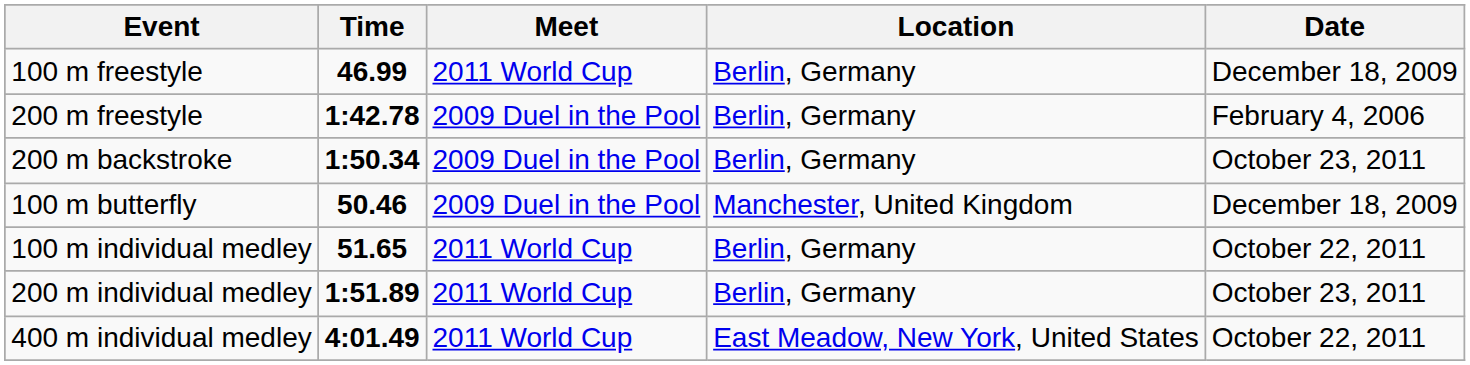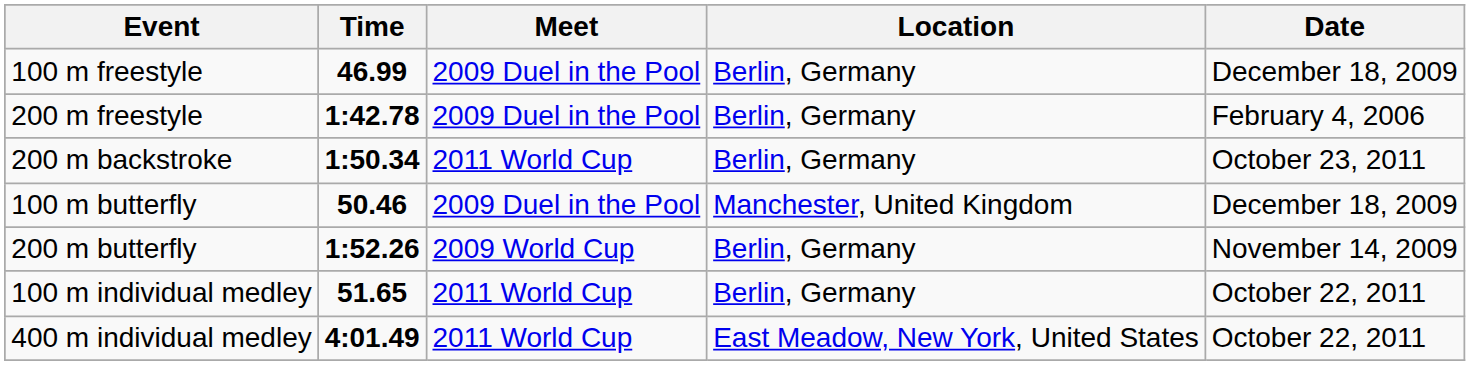(532, 71) 2011 World Cup -> (566, 71) 2009 Duel in the Pool
(566, 159) 2009 Duel in the Pool -> (532, 159) 2011 World Cup
+ row: (104, 248)
- row: (162, 293)
